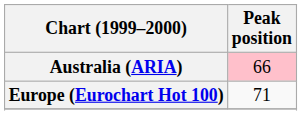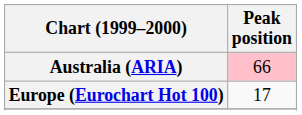(262, 94) 71 -> (262, 94) 17
